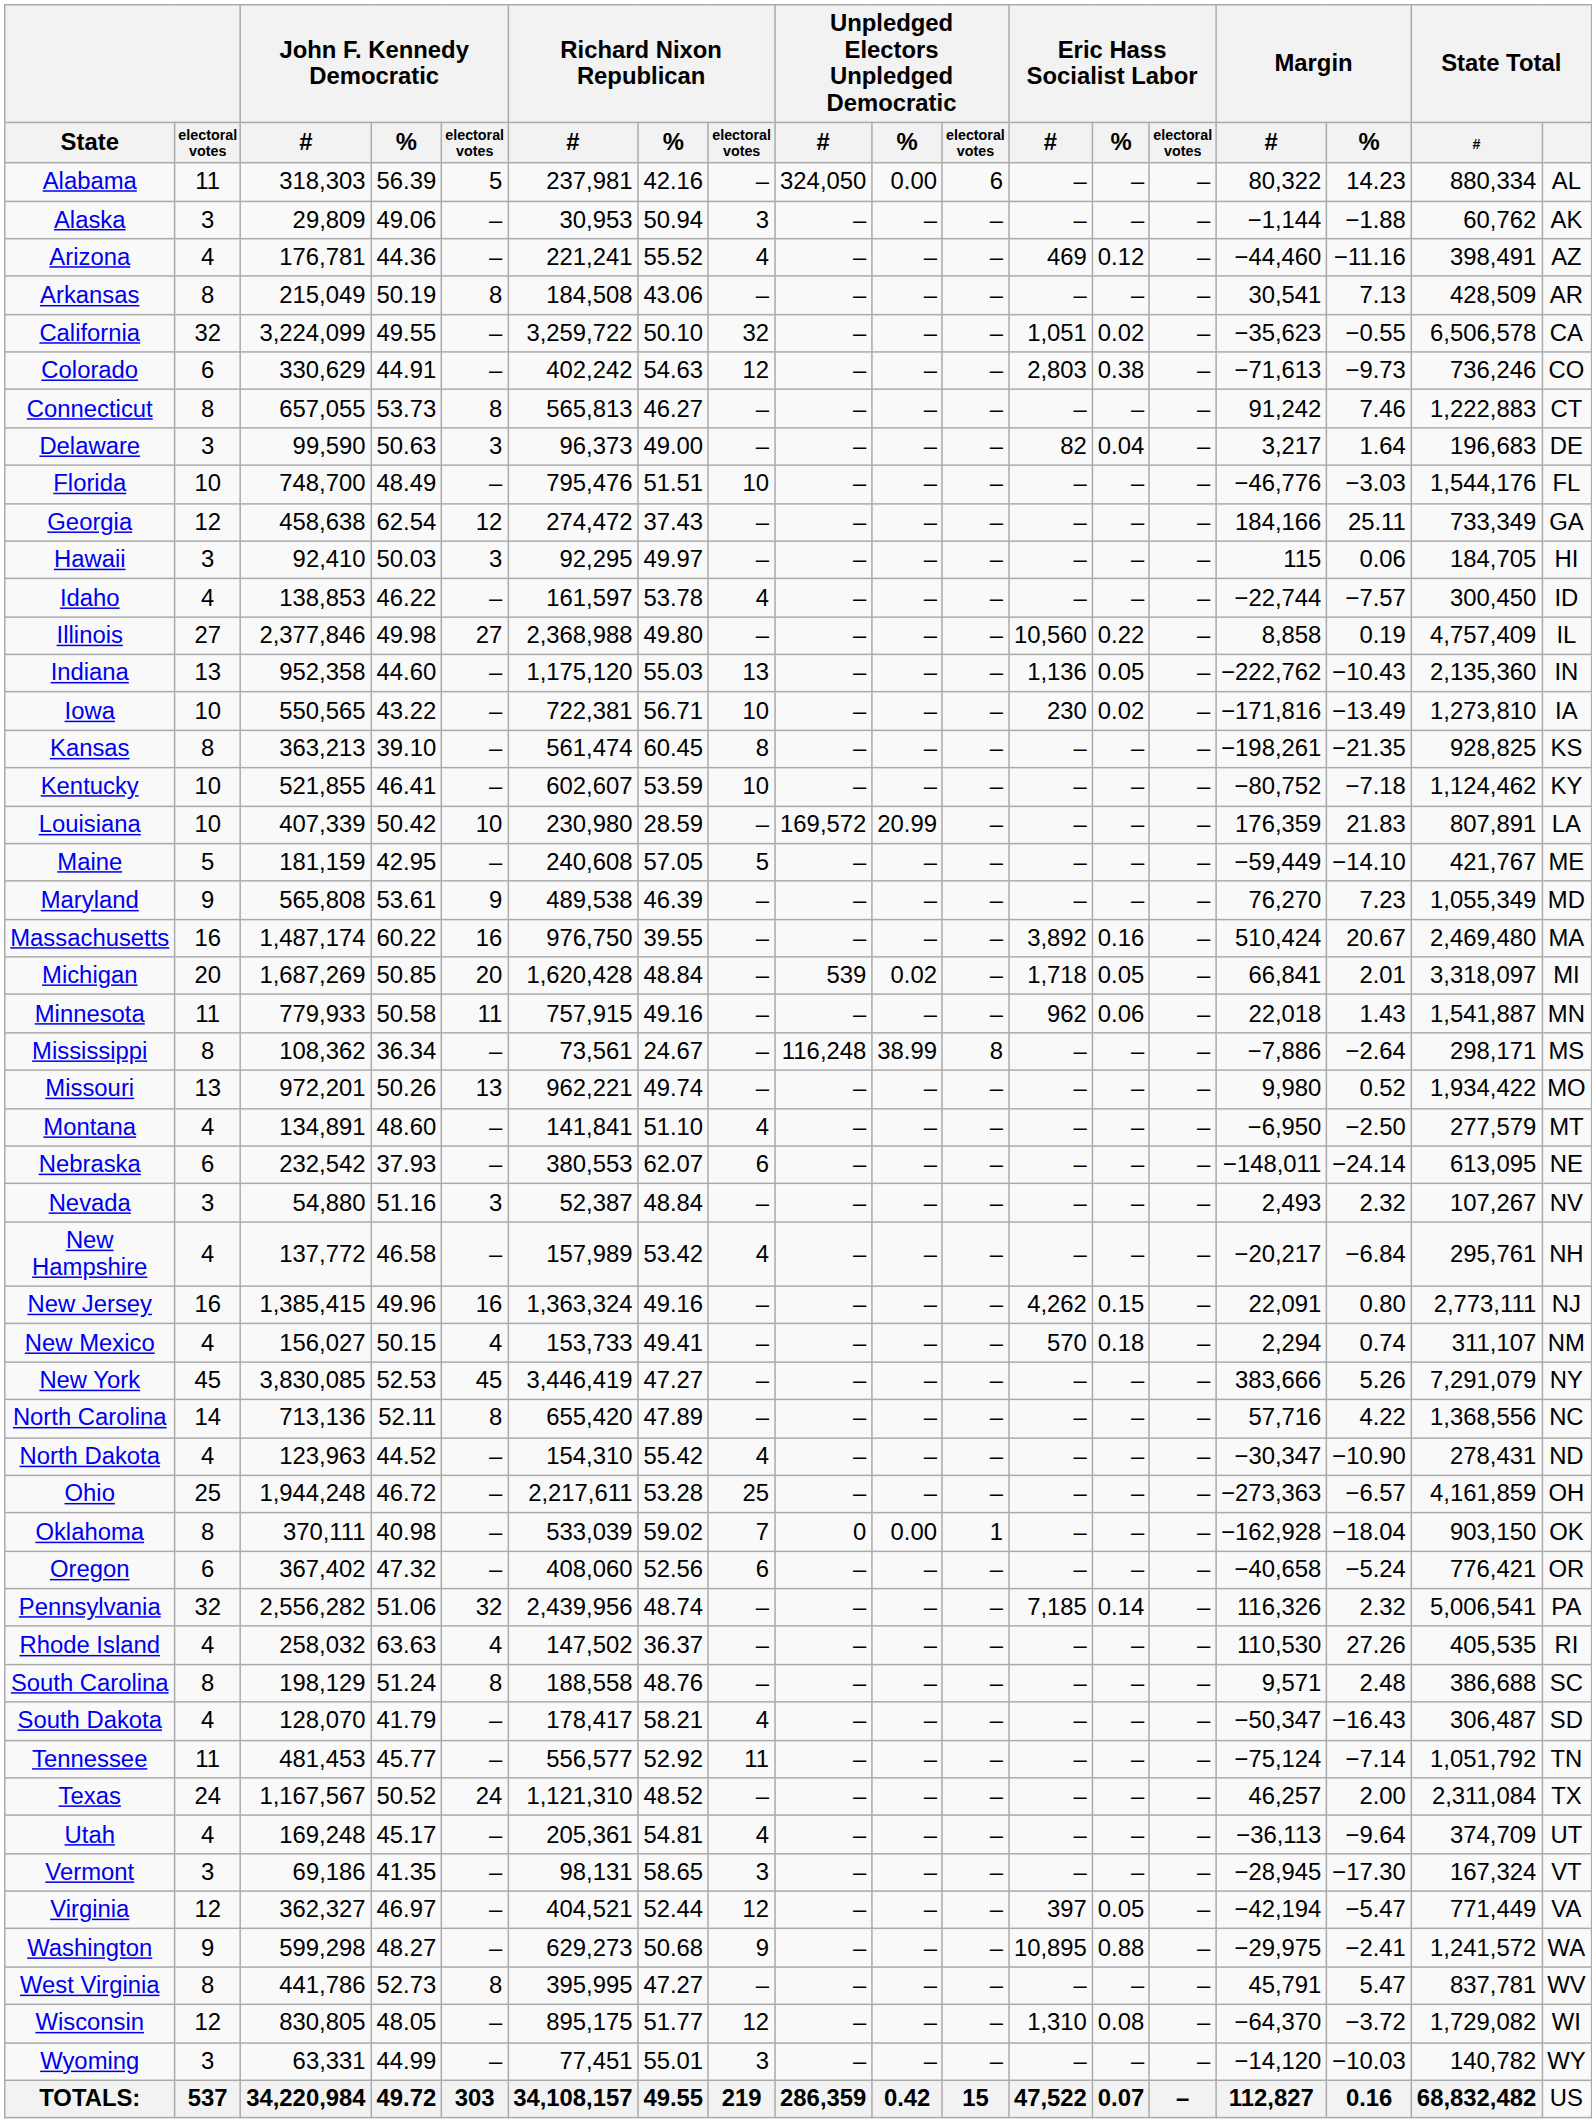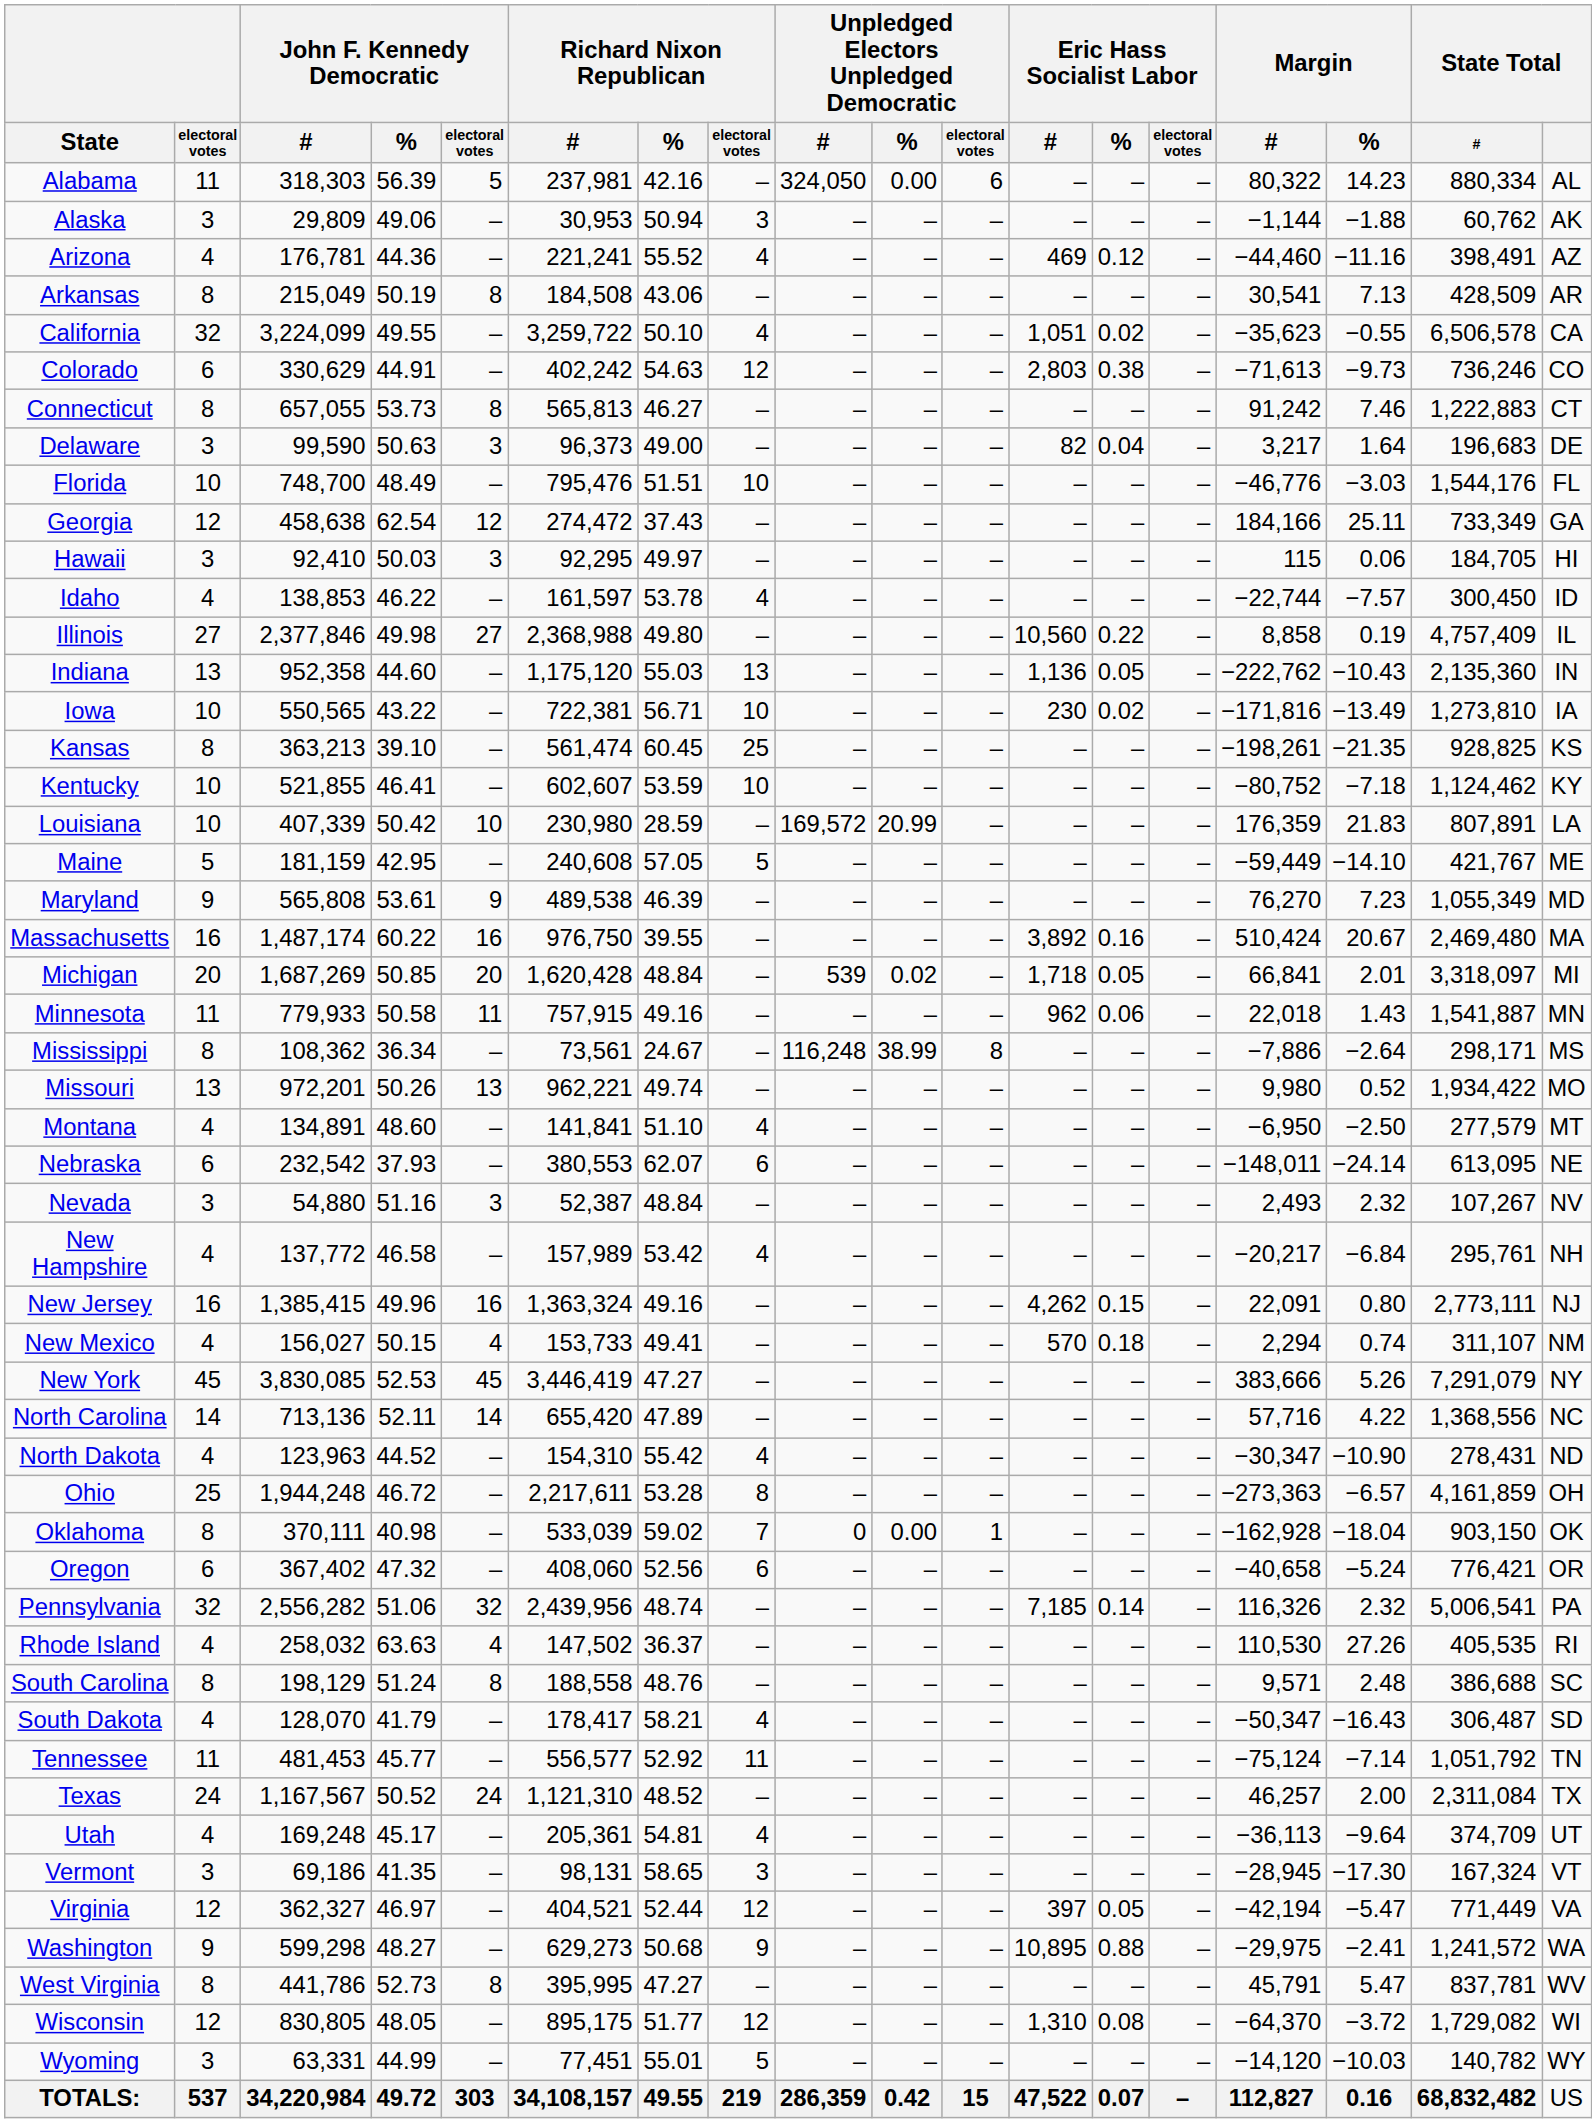(756, 332) 32 -> (762, 332) 4
(762, 748) 8 -> (756, 748) 25
(496, 1418) 8 -> (489, 1418) 14
(756, 1493) 25 -> (762, 1493) 8
(762, 2061) 3 -> (762, 2061) 5
